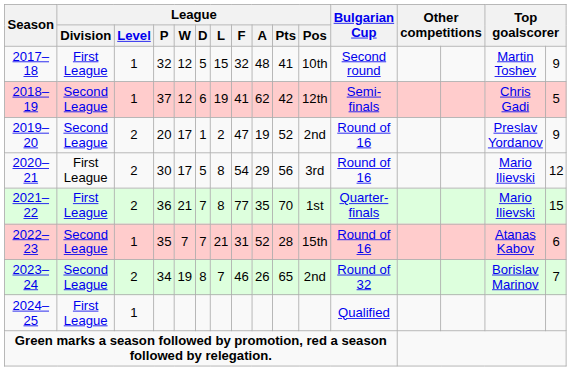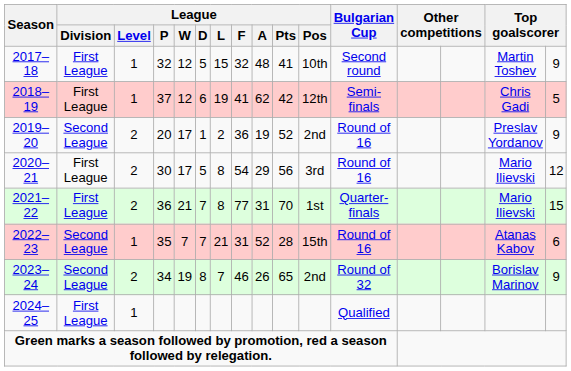(86, 99) Second League -> (86, 99) First League
(242, 135) 47 -> (242, 135) 36
(262, 206) 35 -> (262, 206) 31
(556, 277) 7 -> (556, 277) 9
